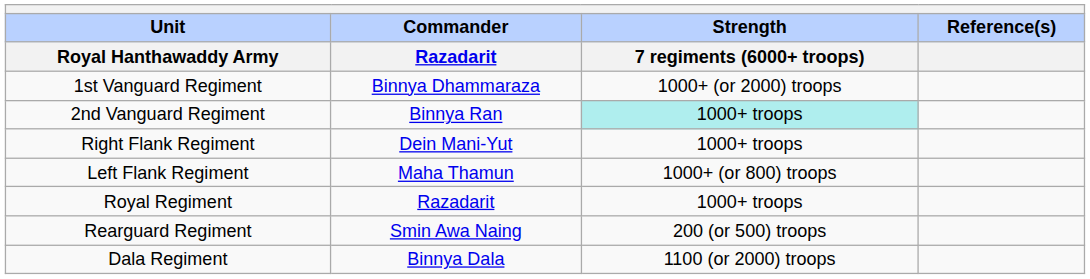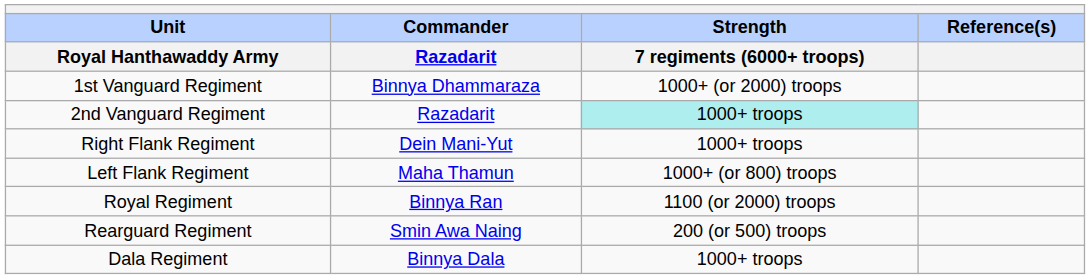(456, 114) Binnya Ran -> (456, 114) Razadarit
(456, 201) Razadarit -> (456, 201) Binnya Ran
(750, 201) 1000+ troops -> (750, 201) 1100 (or 2000) troops
(750, 259) 1100 (or 2000) troops -> (750, 259) 1000+ troops
